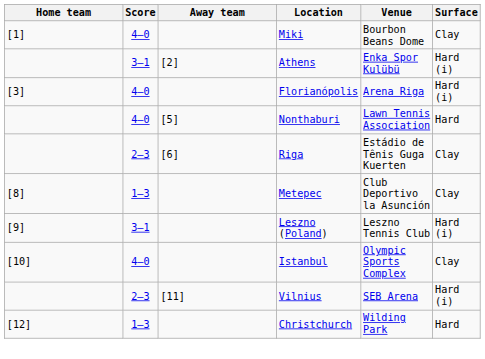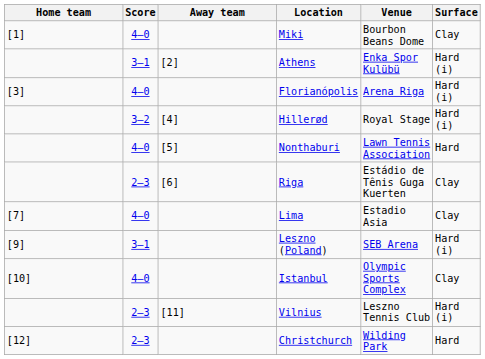+ row: (303, 120)
+ row: (291, 216)
- row: (300, 194)
(397, 228) Leszno Tennis Club -> (391, 244) SEB Arena
(391, 296) SEB Arena -> (397, 312) Leszno Tennis Club
(140, 324) 1–3 -> (140, 341) 2–3
